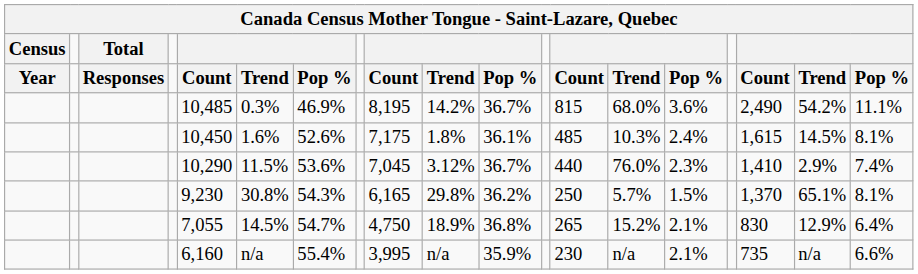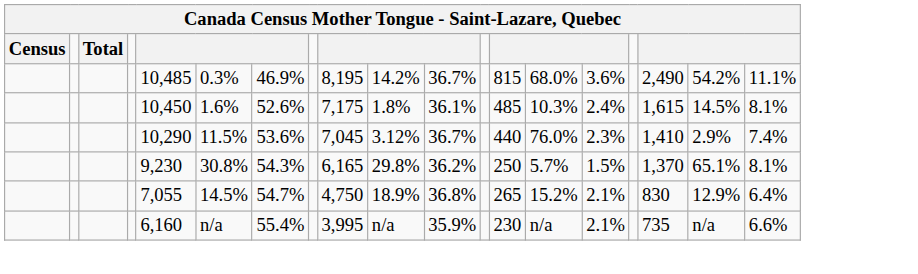- row: (37, 78)
